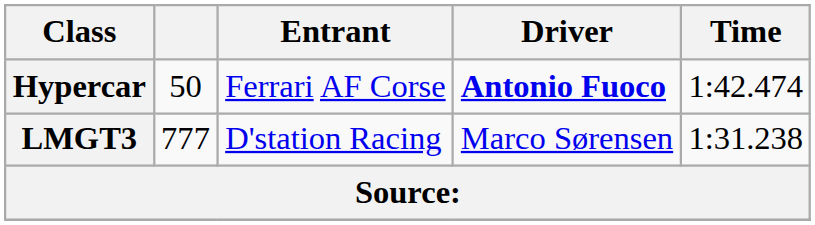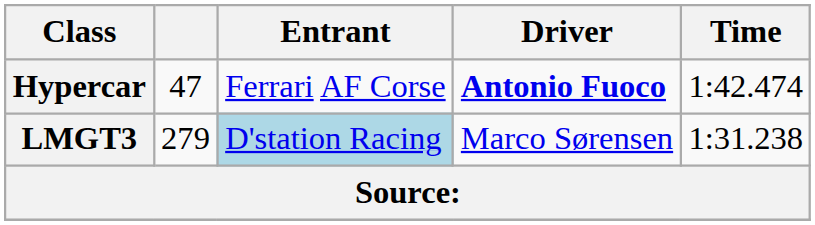(185, 85) 50 -> (185, 85) 47
(186, 139) 777 -> (186, 139) 279
(333, 139) no background -> (333, 139) lightblue background
